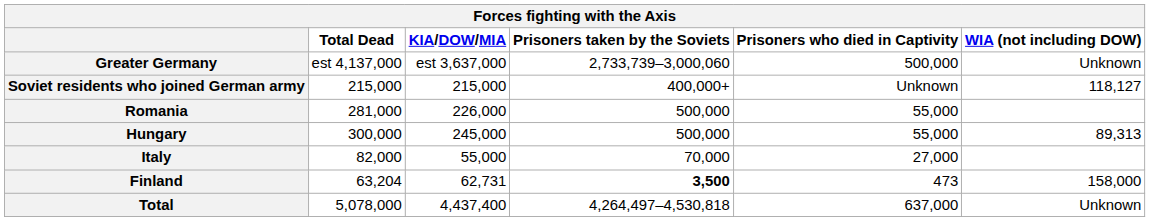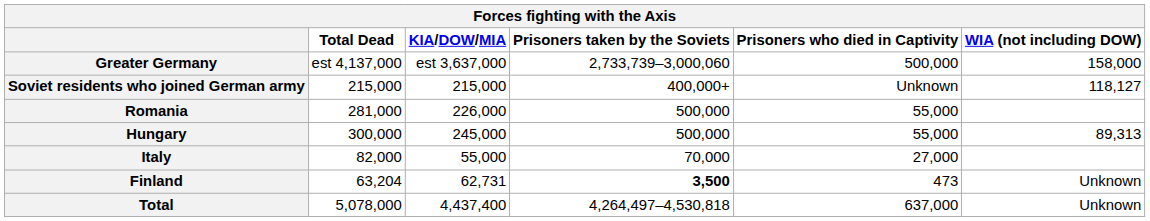(1110, 63) Unknown -> (1114, 63) 158,000
(1114, 181) 158,000 -> (1110, 181) Unknown
